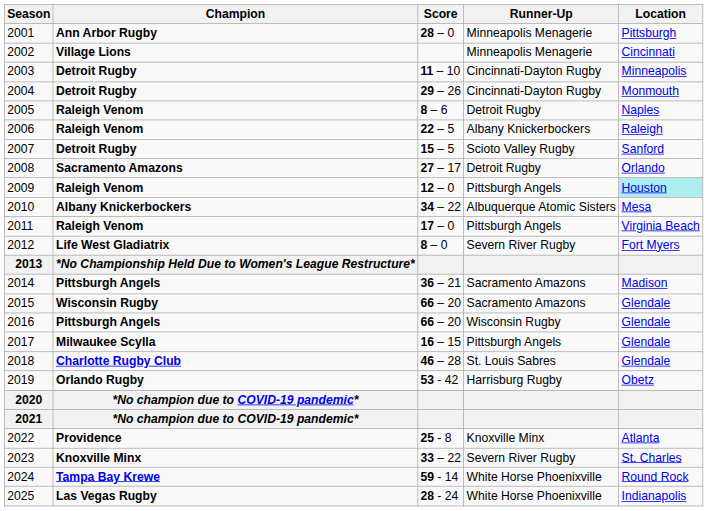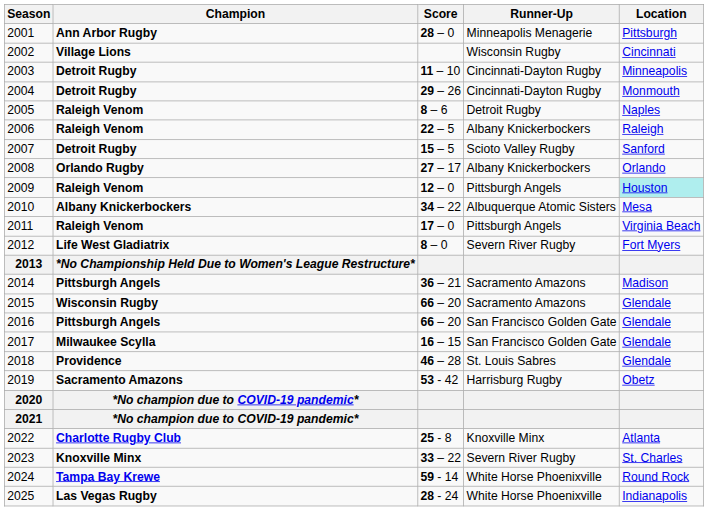(529, 52) Minneapolis Menagerie -> (514, 52) Wisconsin Rugby
(119, 168) Sacramento Amazons -> (100, 168) Orlando Rugby
(504, 168) Detroit Rugby -> (528, 168) Albany Knickerbockers
(514, 322) Wisconsin Rugby -> (542, 322) San Francisco Golden Gate
(514, 341) Pittsburgh Angels -> (542, 341) San Francisco Golden Gate
(119, 361) Charlotte Rugby Club -> (89, 361) Providence
(100, 380) Orlando Rugby -> (119, 380) Sacramento Amazons
(89, 438) Providence -> (119, 438) Charlotte Rugby Club
